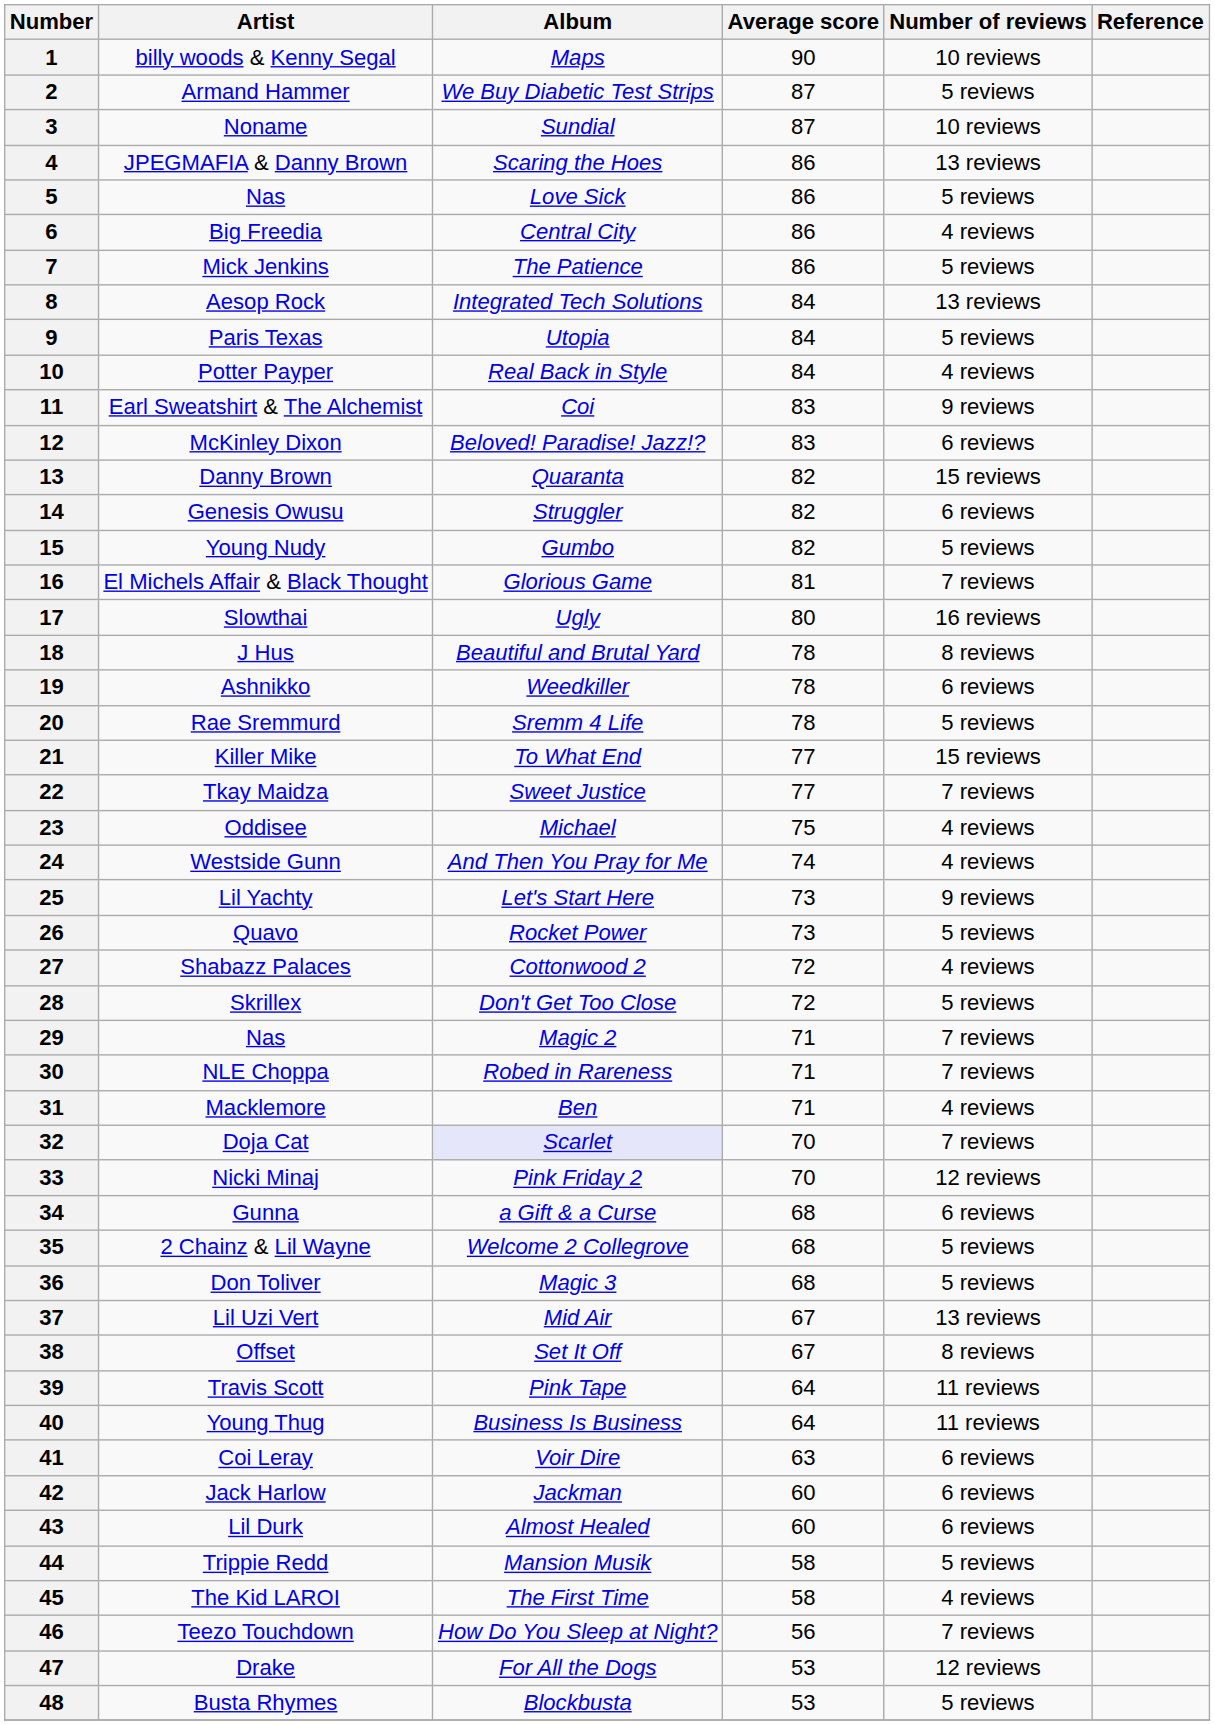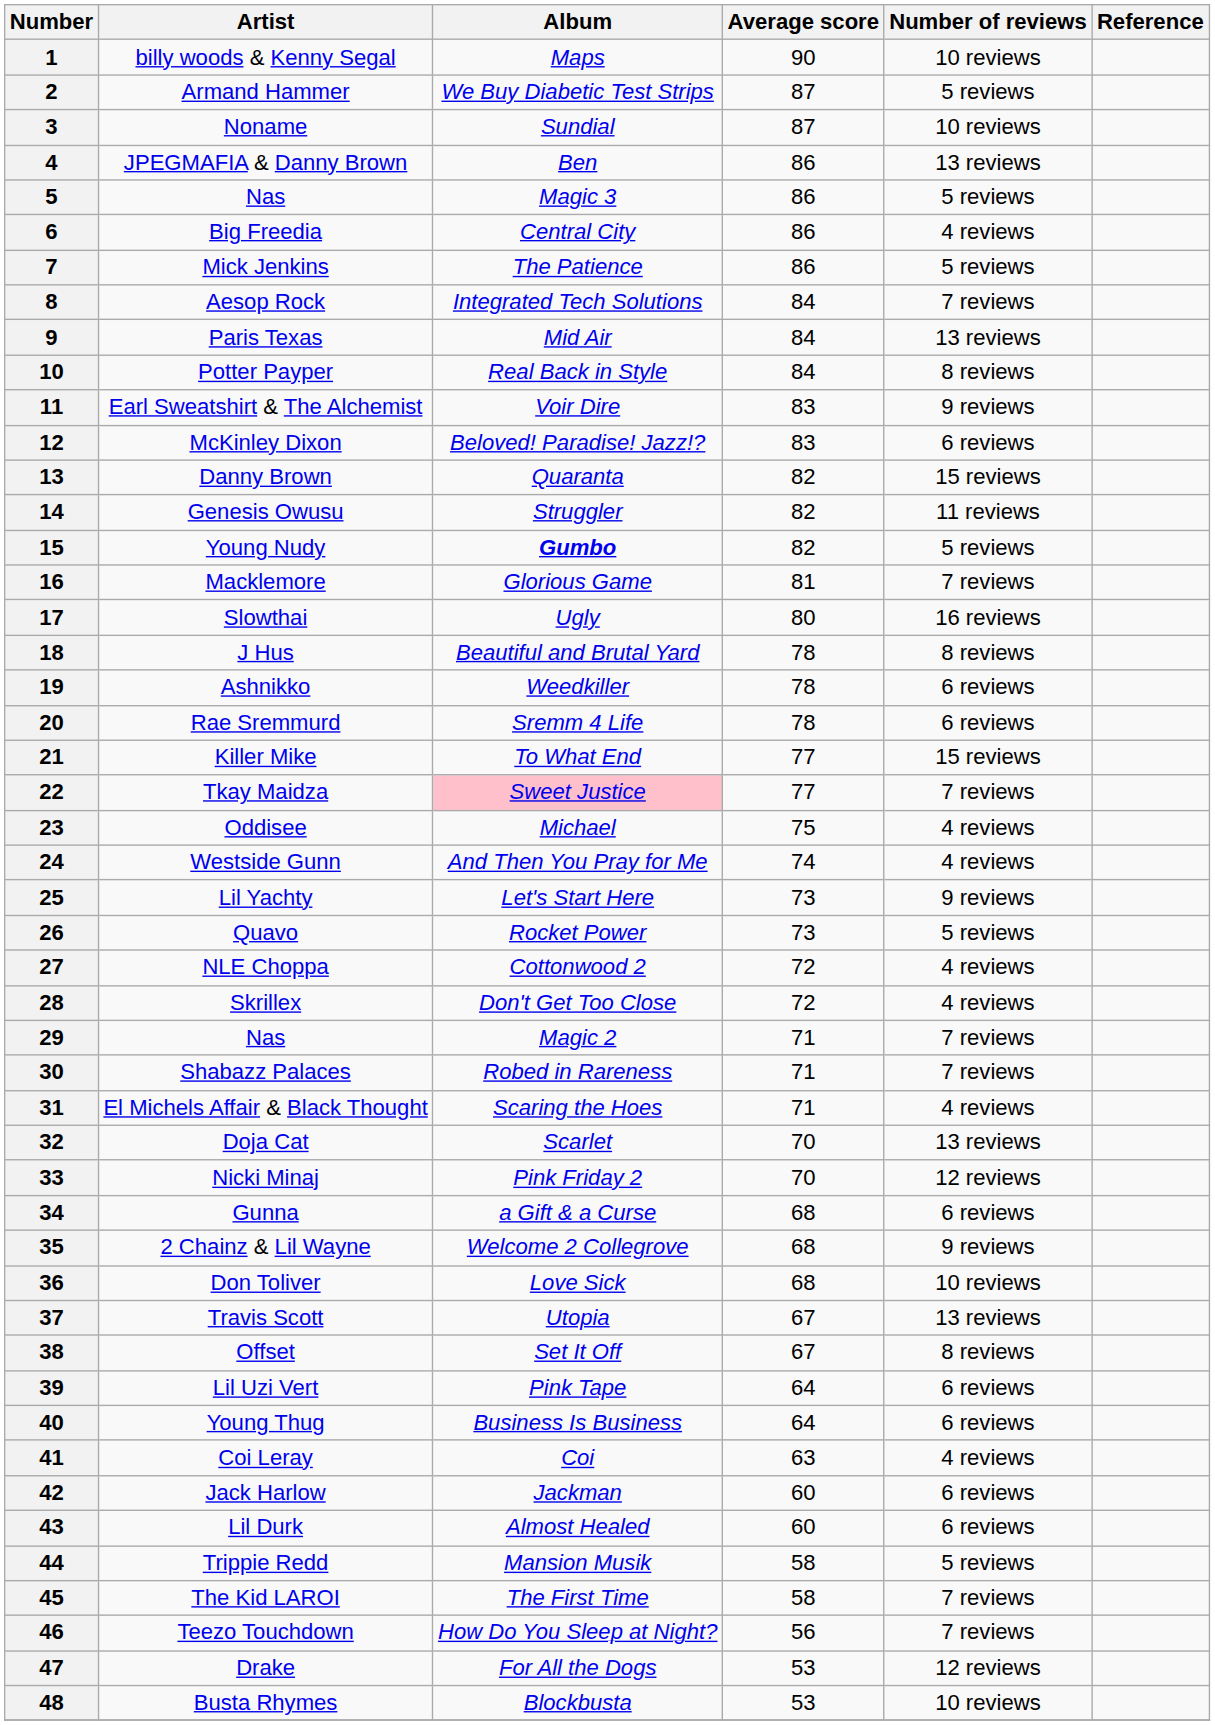(578, 162) Scaring the Hoes -> (578, 162) Ben
(578, 197) Love Sick -> (578, 197) Magic 3
(988, 302) 13 reviews -> (988, 302) 7 reviews
(578, 337) Utopia -> (578, 337) Mid Air
(988, 337) 5 reviews -> (988, 337) 13 reviews
(988, 372) 4 reviews -> (988, 372) 8 reviews
(578, 407) Coi -> (578, 407) Voir Dire
(988, 512) 6 reviews -> (988, 512) 11 reviews
(578, 547) normal -> (578, 547) bold
(266, 582) El Michels Affair & Black Thought -> (266, 582) Macklemore
(988, 722) 5 reviews -> (988, 722) 6 reviews
(578, 792) no background -> (578, 792) pink background
(266, 967) Shabazz Palaces -> (266, 967) NLE Choppa
(988, 1002) 5 reviews -> (988, 1002) 4 reviews
(266, 1072) NLE Choppa -> (266, 1072) Shabazz Palaces
(266, 1107) Macklemore -> (266, 1107) El Michels Affair & Black Thought
(578, 1107) Ben -> (578, 1107) Scaring the Hoes
(578, 1142) lavender background -> (578, 1142) no background
(988, 1142) 7 reviews -> (988, 1142) 13 reviews
(988, 1247) 5 reviews -> (988, 1247) 9 reviews
(578, 1282) Magic 3 -> (578, 1282) Love Sick
(988, 1282) 5 reviews -> (988, 1282) 10 reviews
(266, 1317) Lil Uzi Vert -> (266, 1317) Travis Scott
(578, 1317) Mid Air -> (578, 1317) Utopia
(266, 1387) Travis Scott -> (266, 1387) Lil Uzi Vert
(988, 1387) 11 reviews -> (988, 1387) 6 reviews
(988, 1422) 11 reviews -> (988, 1422) 6 reviews
(578, 1457) Voir Dire -> (578, 1457) Coi
(988, 1457) 6 reviews -> (988, 1457) 4 reviews
(988, 1597) 4 reviews -> (988, 1597) 7 reviews
(988, 1702) 5 reviews -> (988, 1702) 10 reviews
